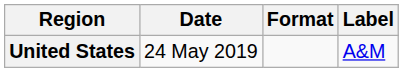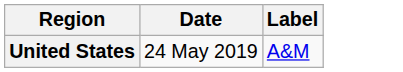- column: (300, 20)
